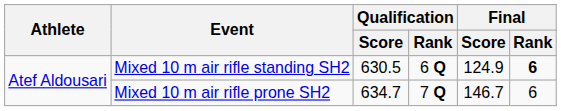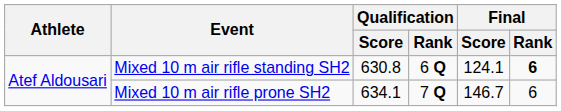(381, 68) 630.5 -> (381, 68) 630.8
(484, 68) 124.9 -> (484, 68) 124.1
(381, 93) 634.7 -> (381, 93) 634.1
